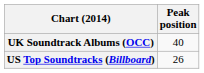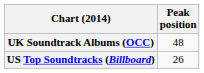(178, 42) 40 -> (178, 42) 48
